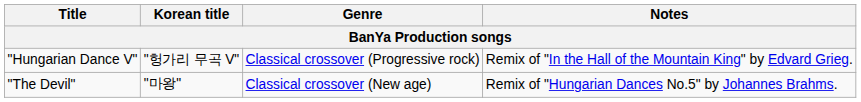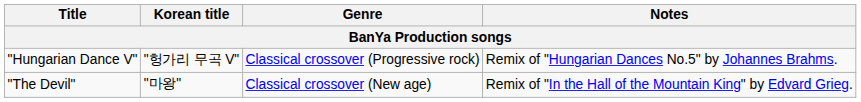(669, 60) Remix of "In the Hall of the Mountain King" by Edvard Grieg. -> (662, 60) Remix of "Hungarian Dances No.5" by Johannes Brahms.
(662, 84) Remix of "Hungarian Dances No.5" by Johannes Brahms. -> (669, 84) Remix of "In the Hall of the Mountain King" by Edvard Grieg.
